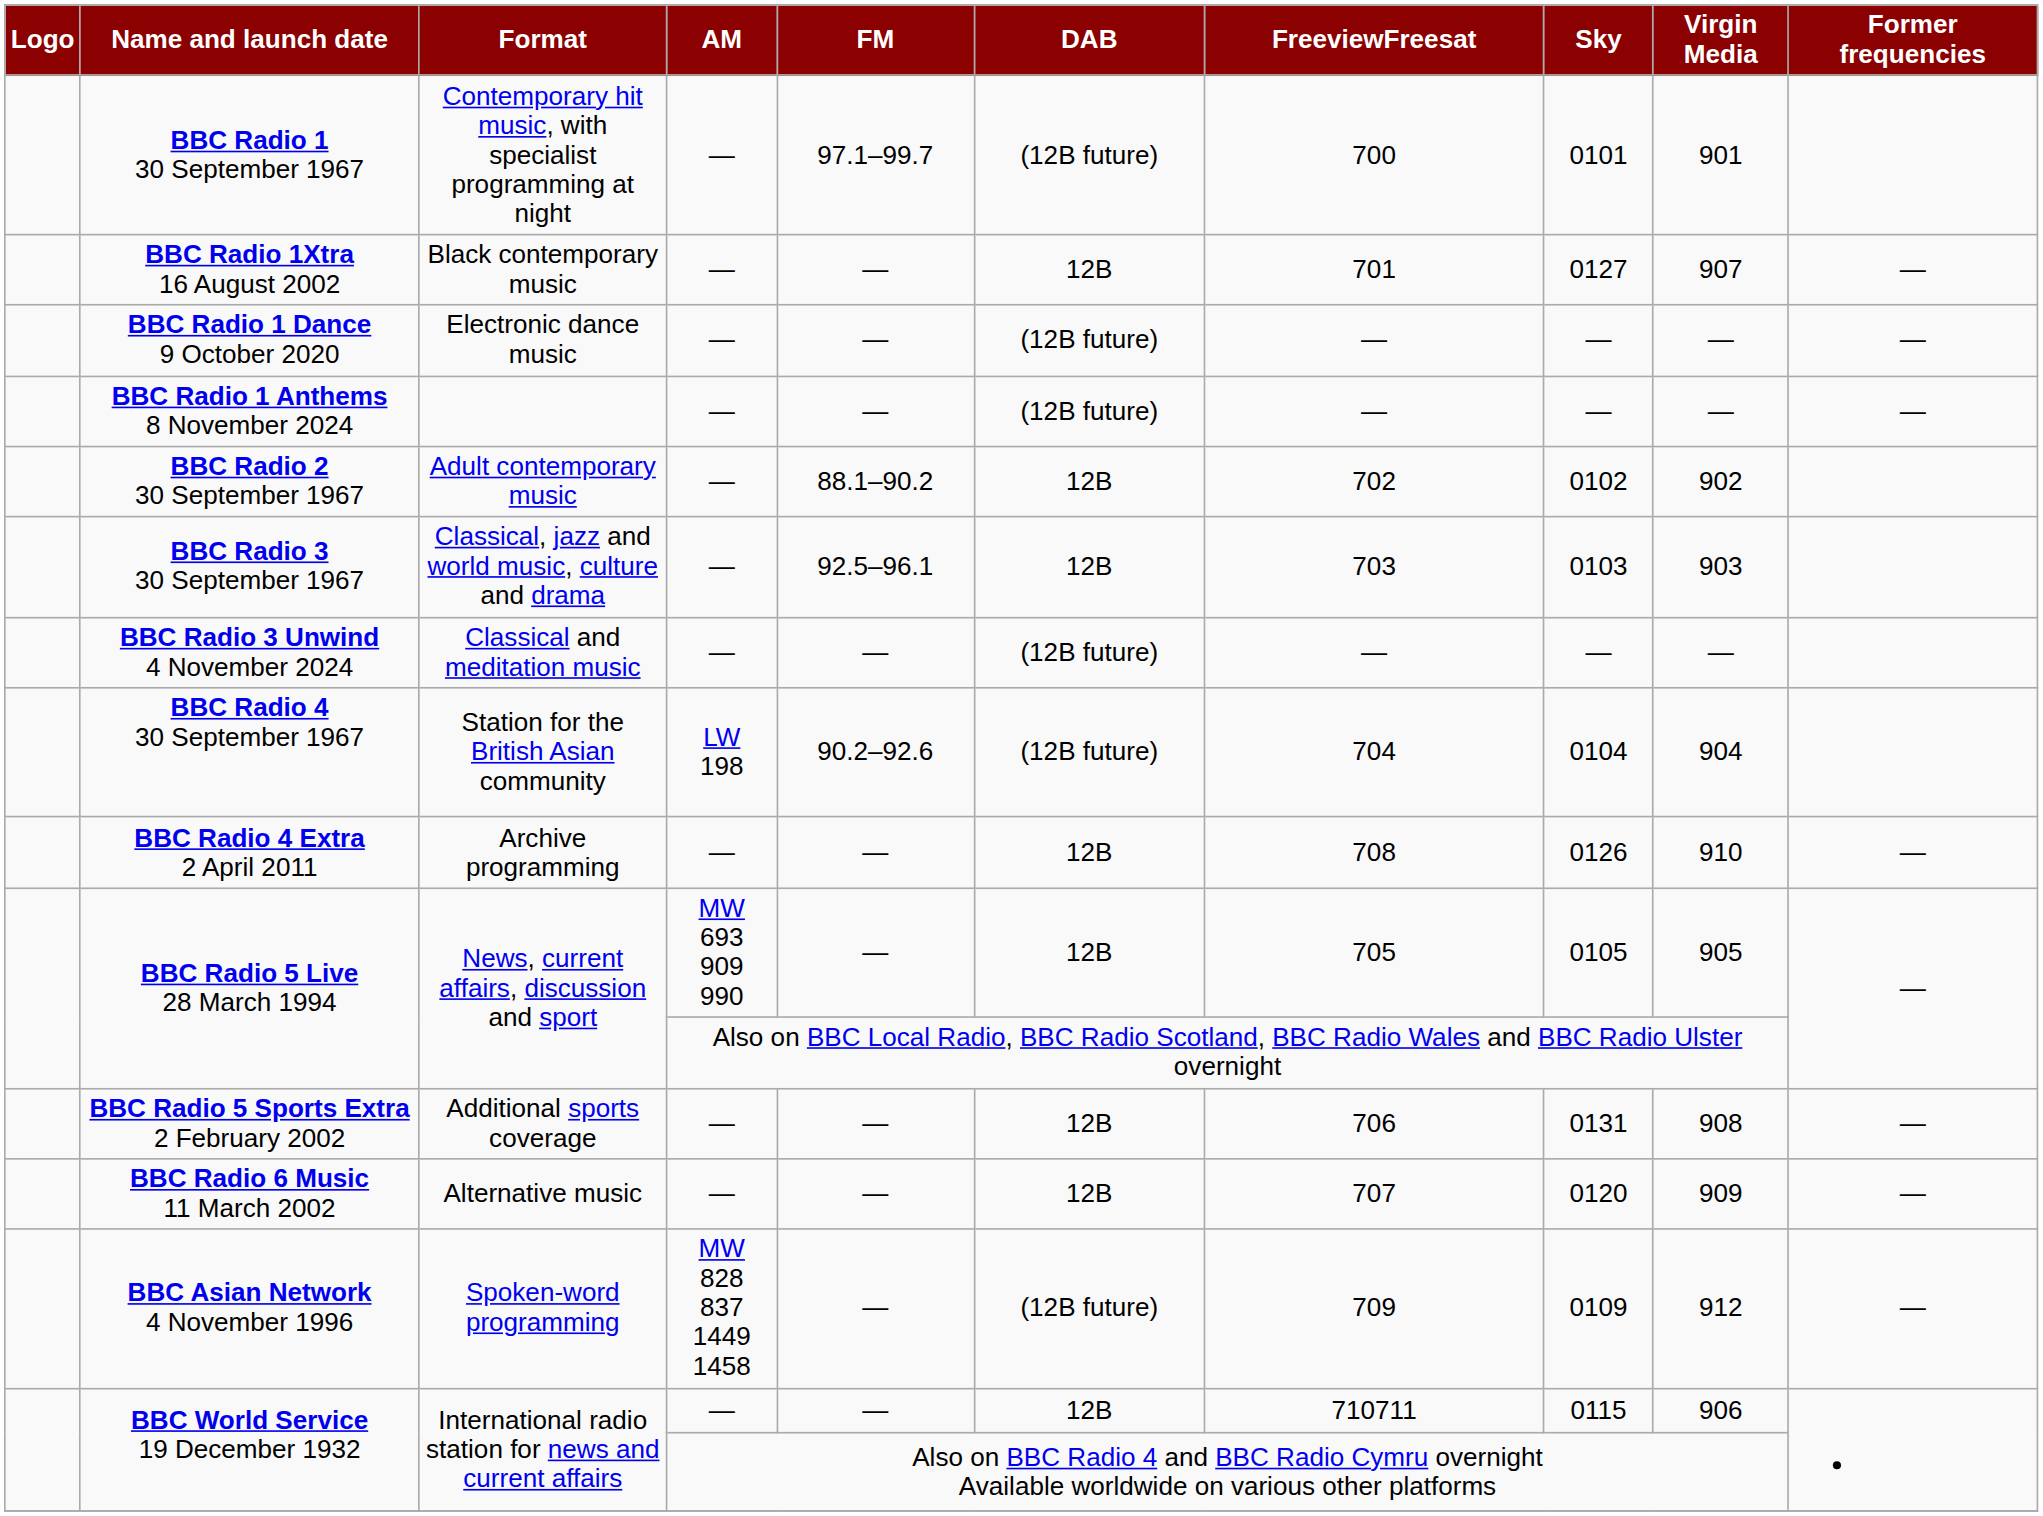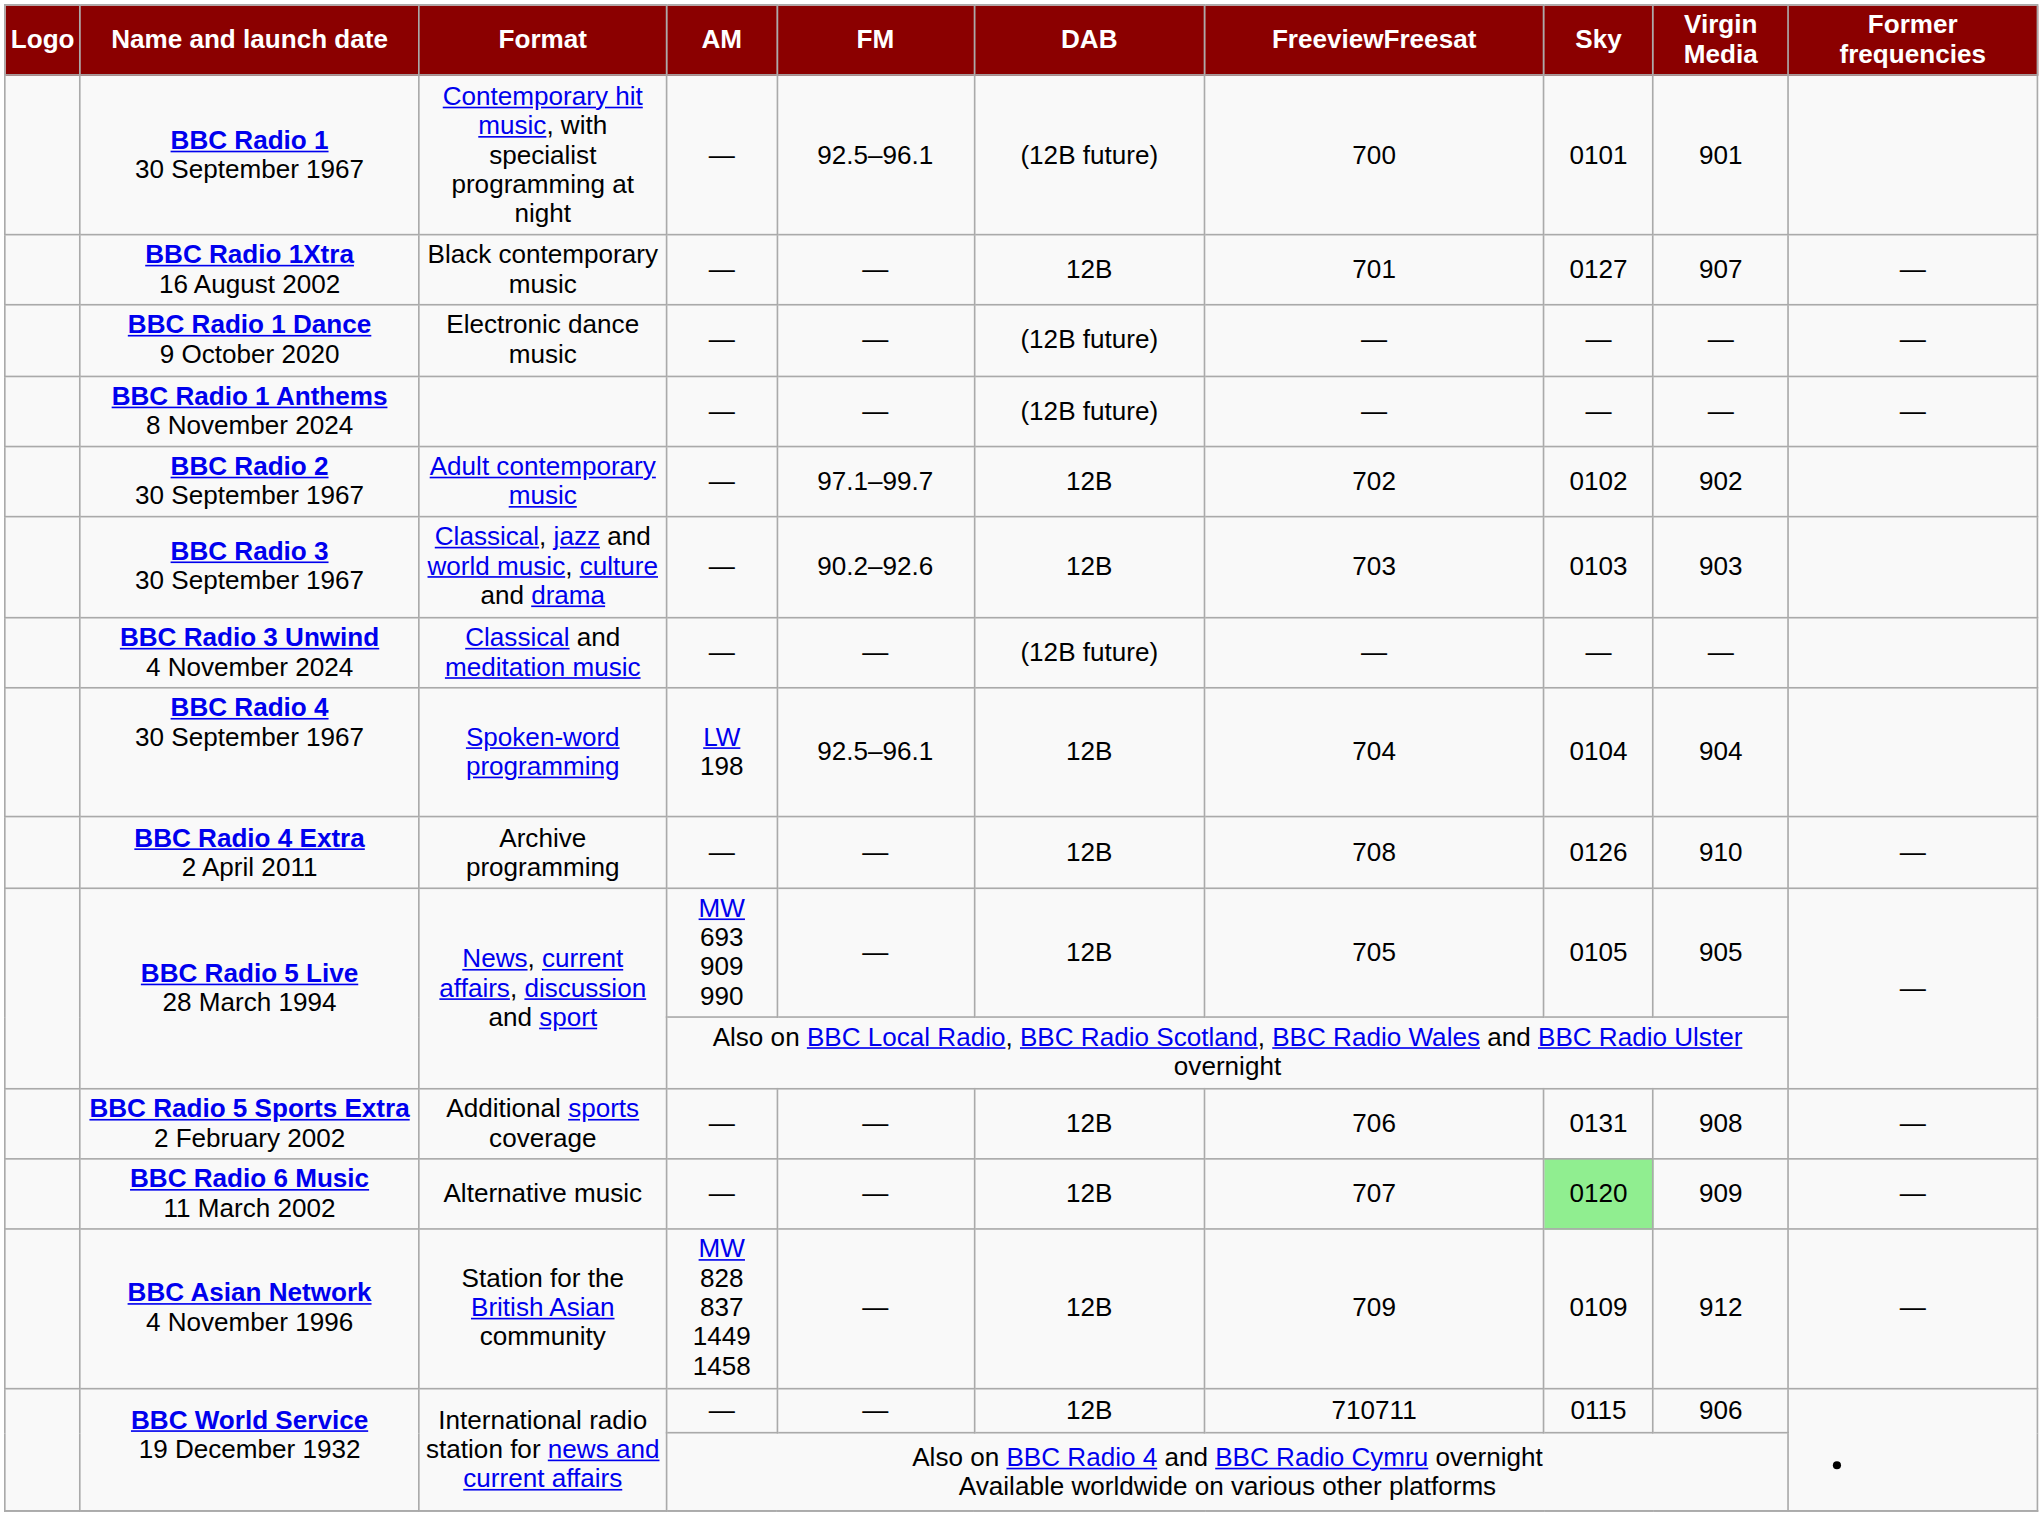(875, 154) 97.1–99.7 -> (875, 154) 92.5–96.1
(875, 481) 88.1–90.2 -> (875, 481) 97.1–99.7
(875, 566) 92.5–96.1 -> (875, 566) 90.2–92.6
(543, 752) Station for the British Asian community -> (543, 752) Spoken-word programming
(875, 752) 90.2–92.6 -> (875, 752) 92.5–96.1
(1089, 752) (12B future) -> (1089, 752) 12B
(1598, 1193) no background -> (1598, 1193) lightgreen background
(543, 1308) Spoken-word programming -> (543, 1308) Station for the British Asian community
(1089, 1308) (12B future) -> (1089, 1308) 12B
